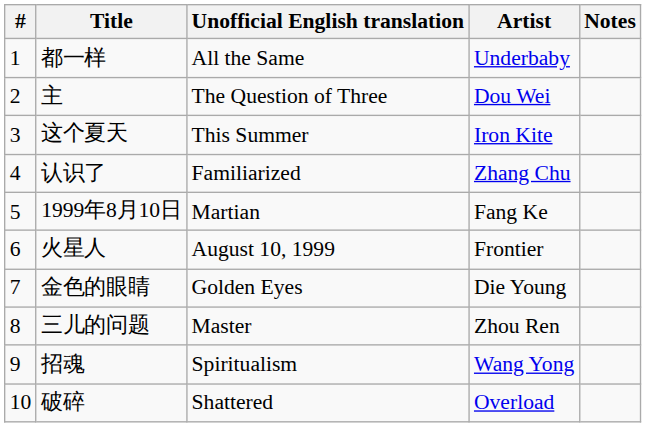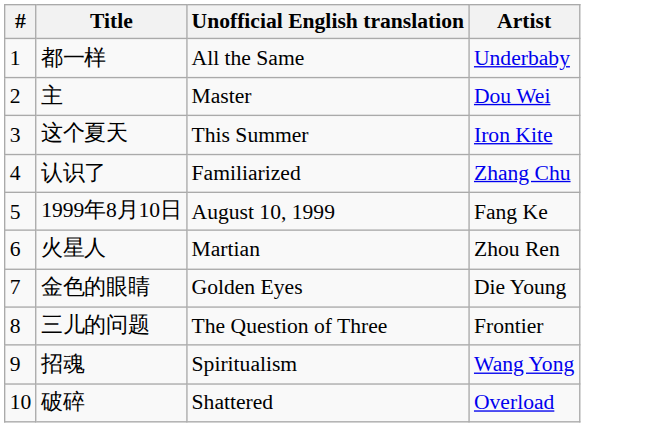- column: (610, 21)
(289, 96) The Question of Three -> (222, 96) Master
(226, 211) Martian -> (263, 211) August 10, 1999
(263, 249) August 10, 1999 -> (226, 249) Martian
(509, 249) Frontier -> (517, 249) Zhou Ren
(222, 326) Master -> (289, 326) The Question of Three
(517, 326) Zhou Ren -> (509, 326) Frontier
